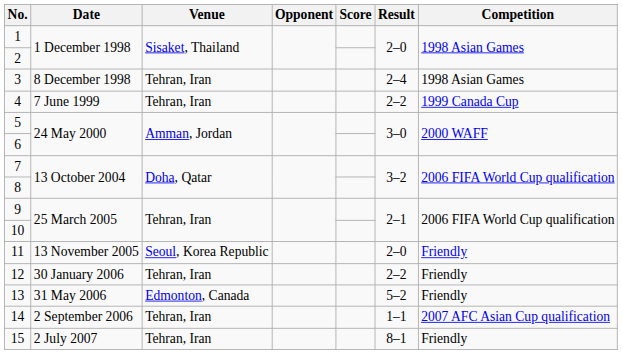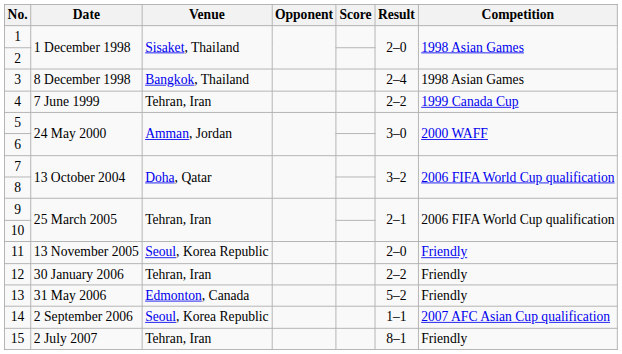(178, 79) Tehran, Iran -> (197, 79) Bangkok, Thailand
(178, 317) Tehran, Iran -> (207, 317) Seoul, Korea Republic
